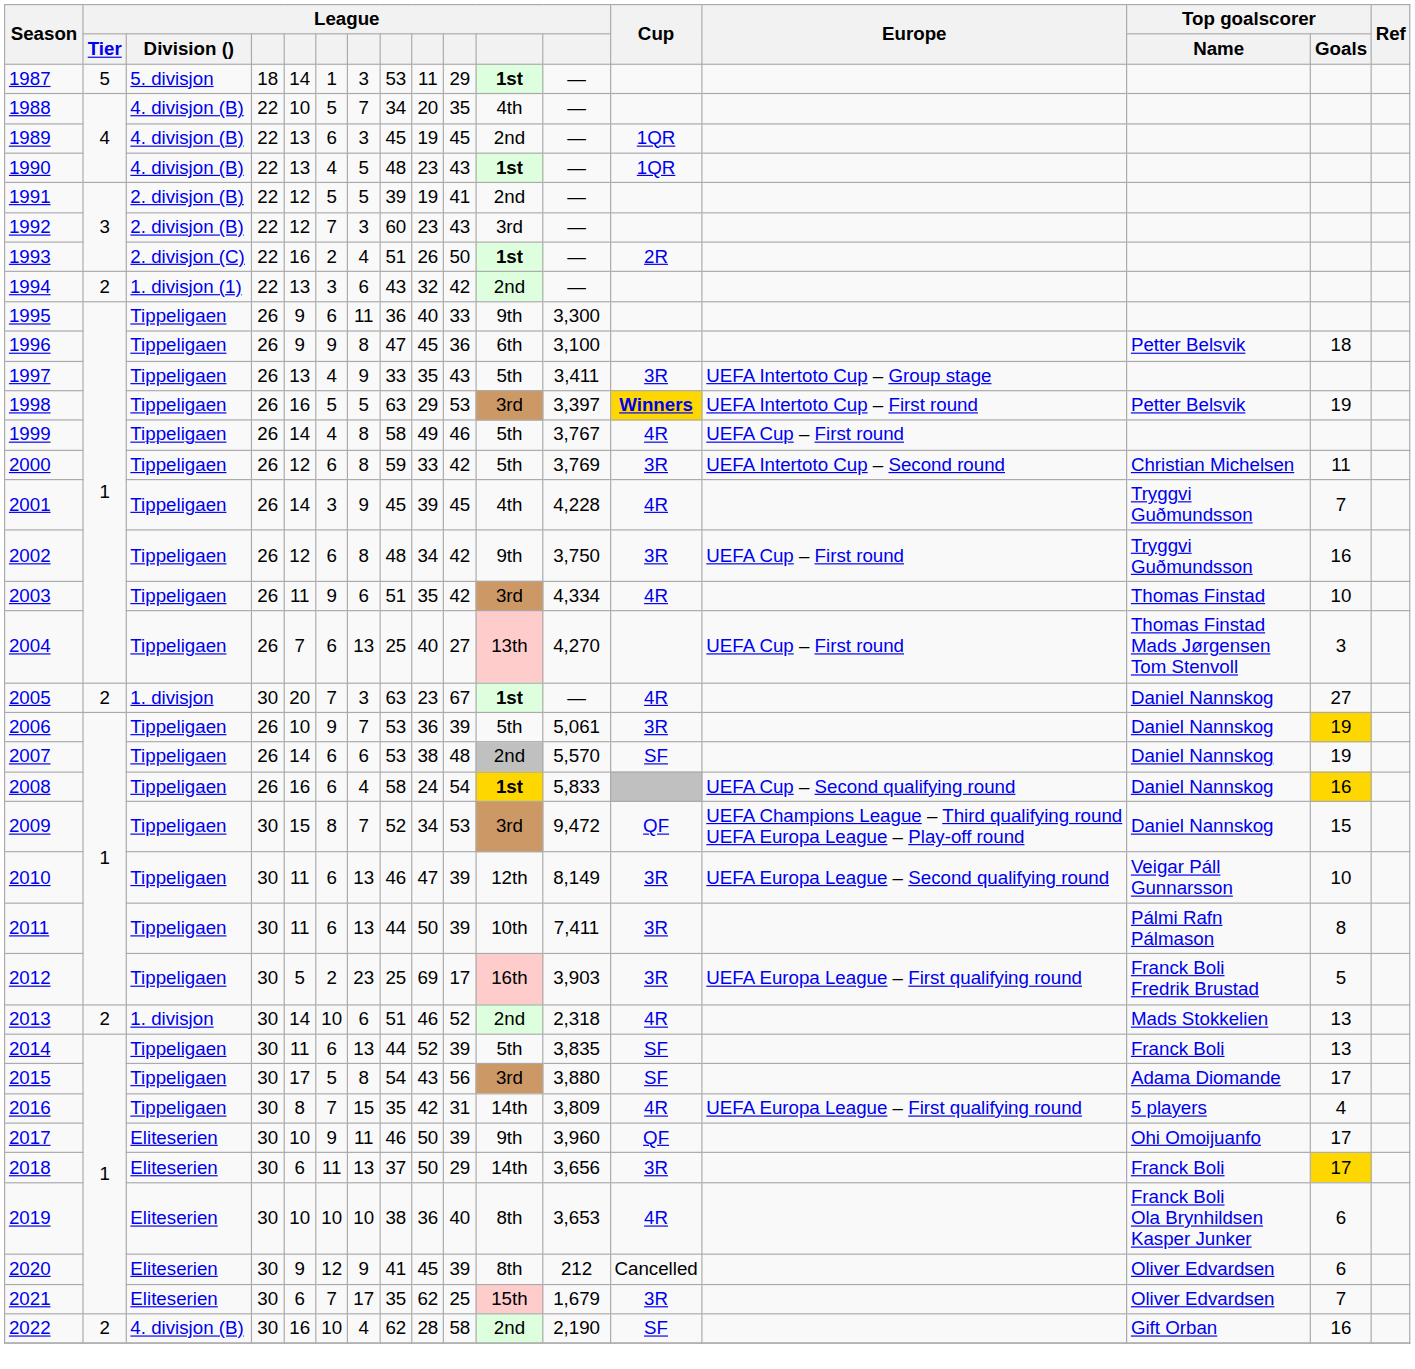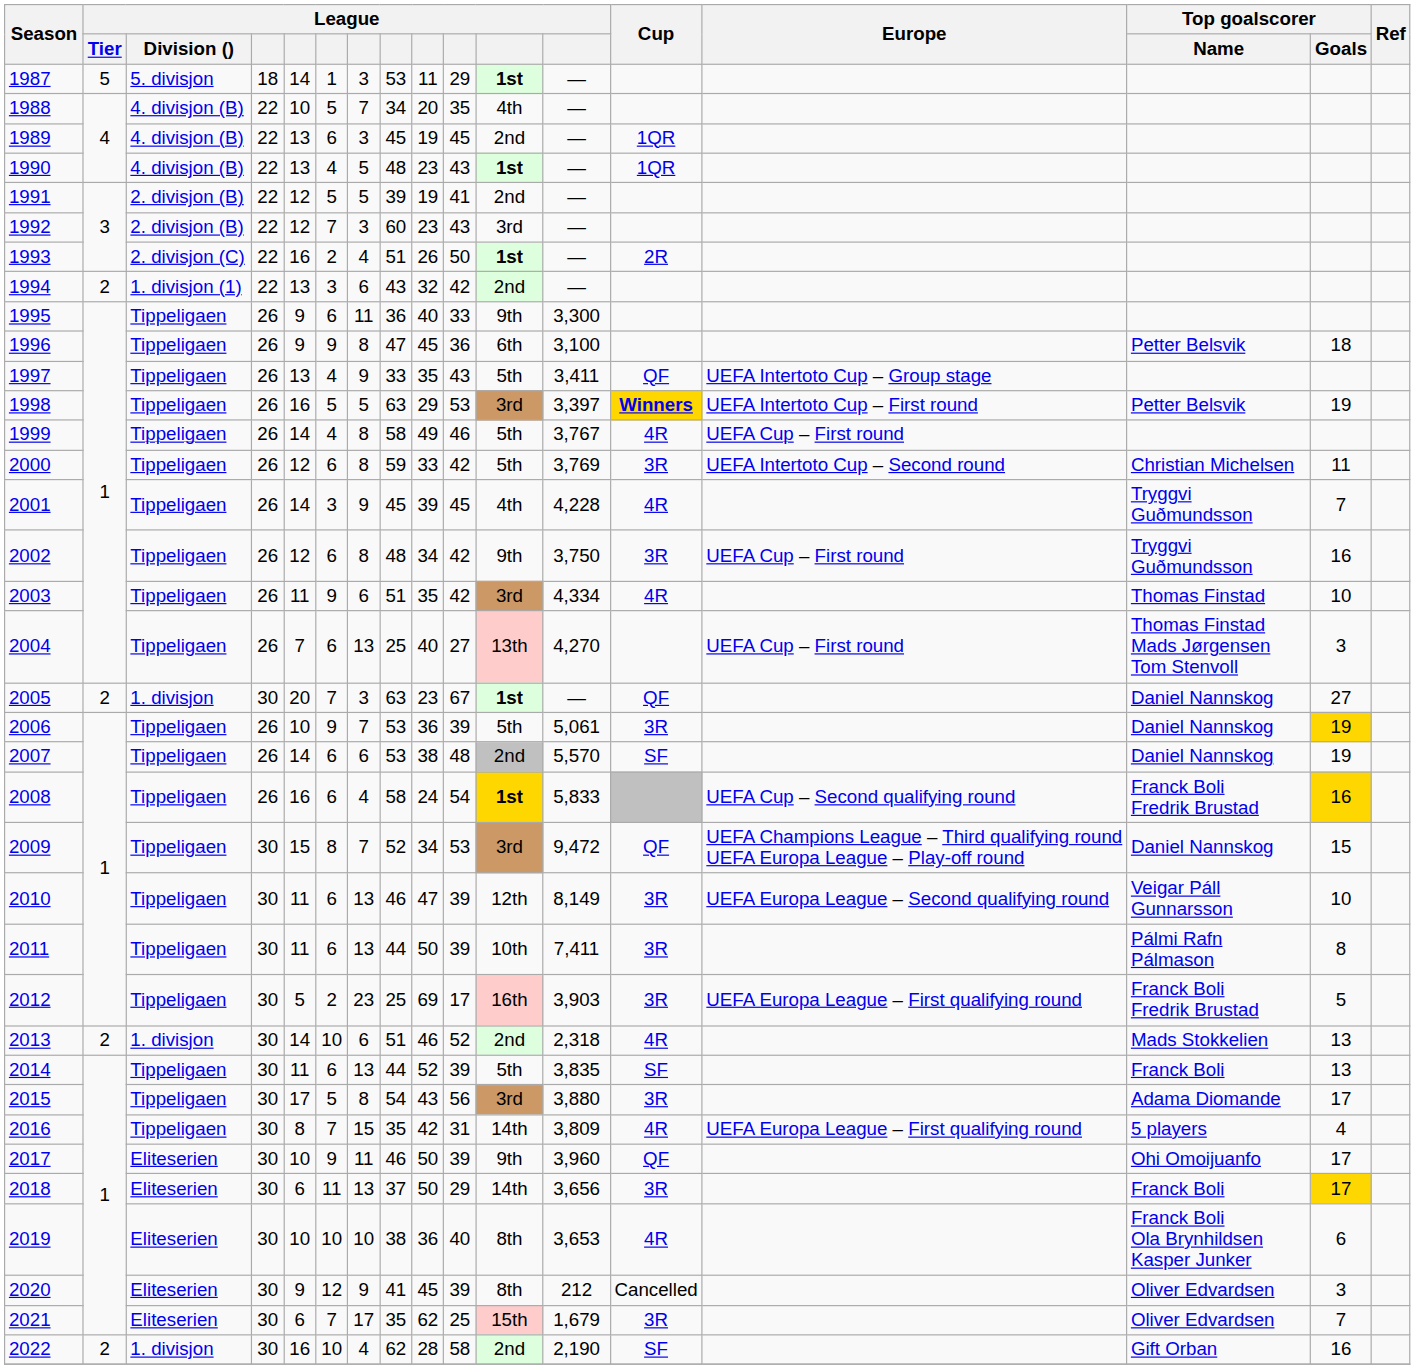(656, 375) 3R -> (656, 375) QF
(656, 697) 4R -> (656, 697) QF
(1202, 786) Daniel Nannskog -> (1195, 796) Franck Boli Fredrik Brustad
(656, 1078) SF -> (656, 1099) 3R
(1341, 1269) 6 -> (1341, 1290) 3
(187, 1328) 4. divisjon (B) -> (172, 1349) 1. divisjon
